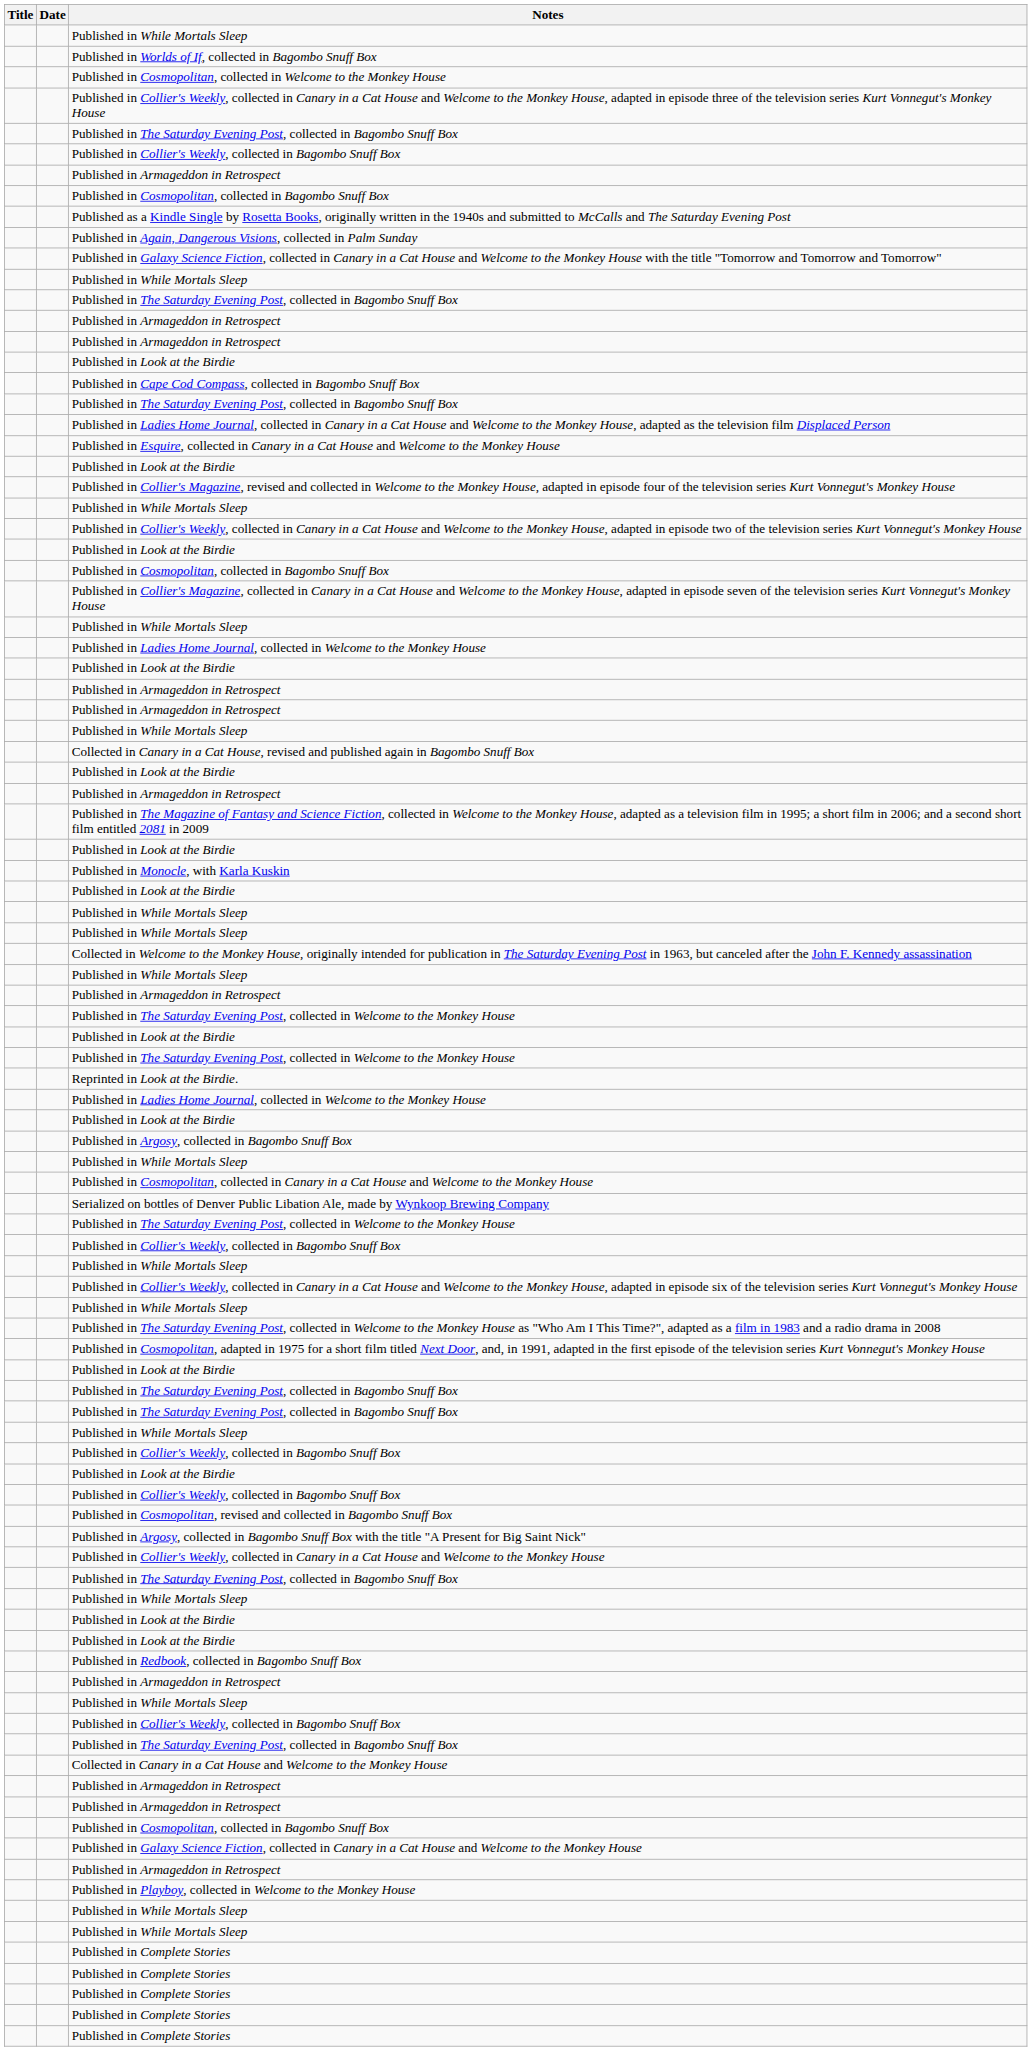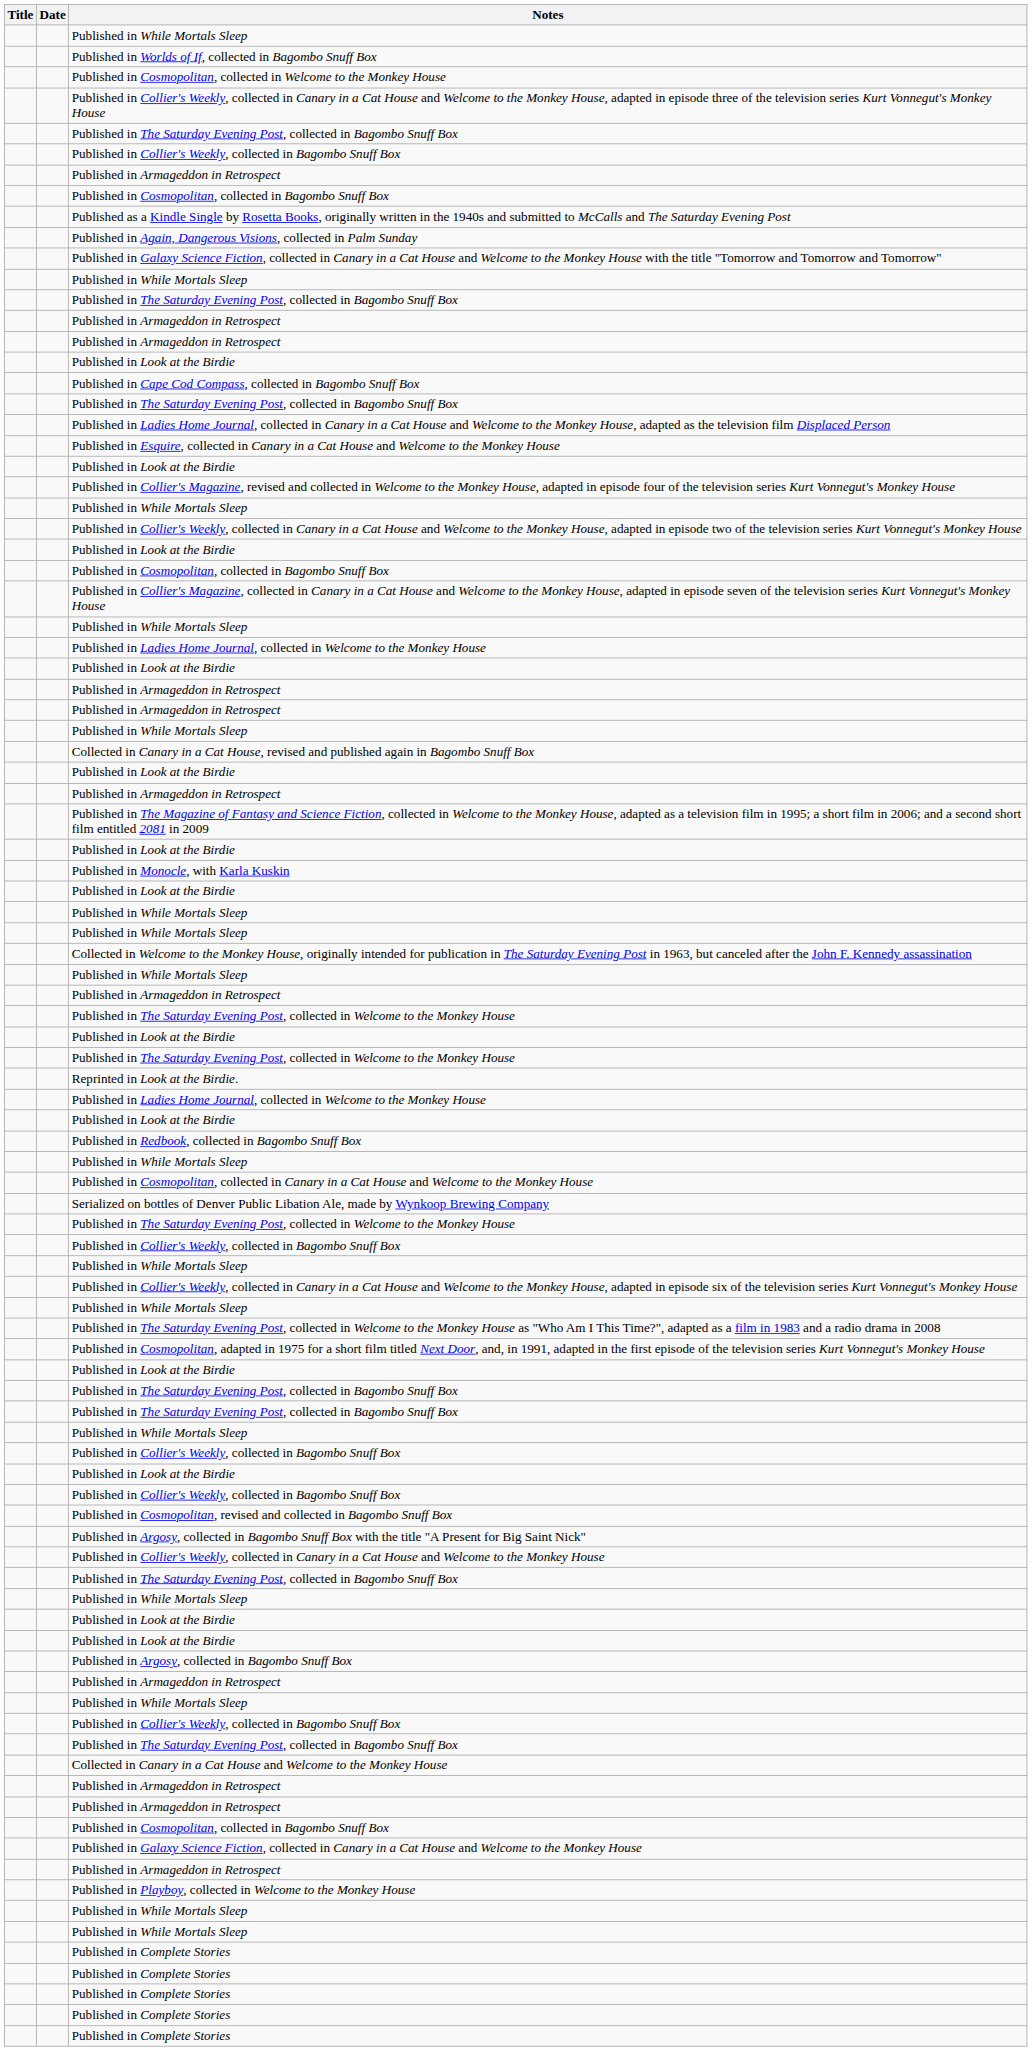rows swapped: (20, 1661) <-> (20, 1141)
